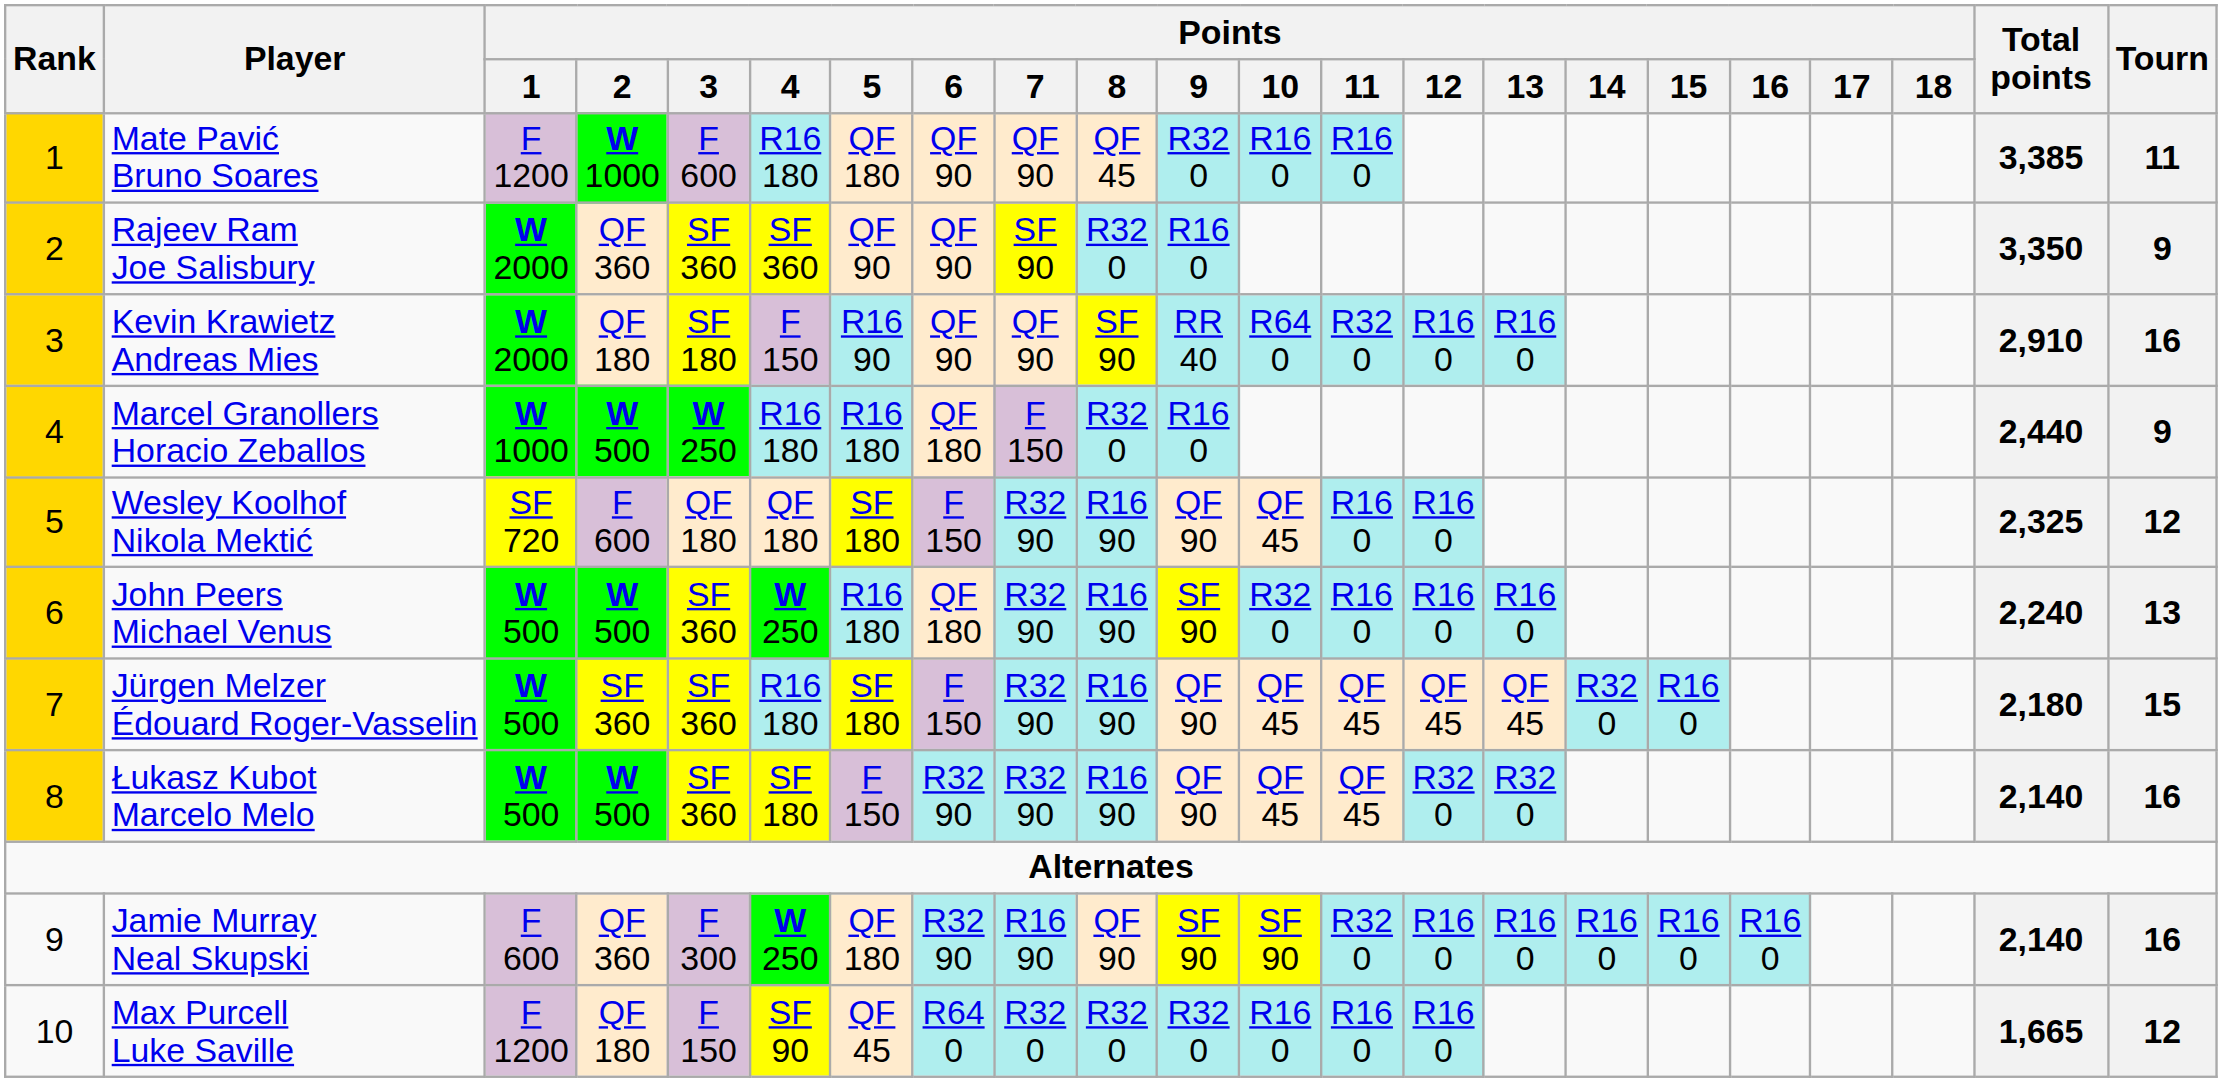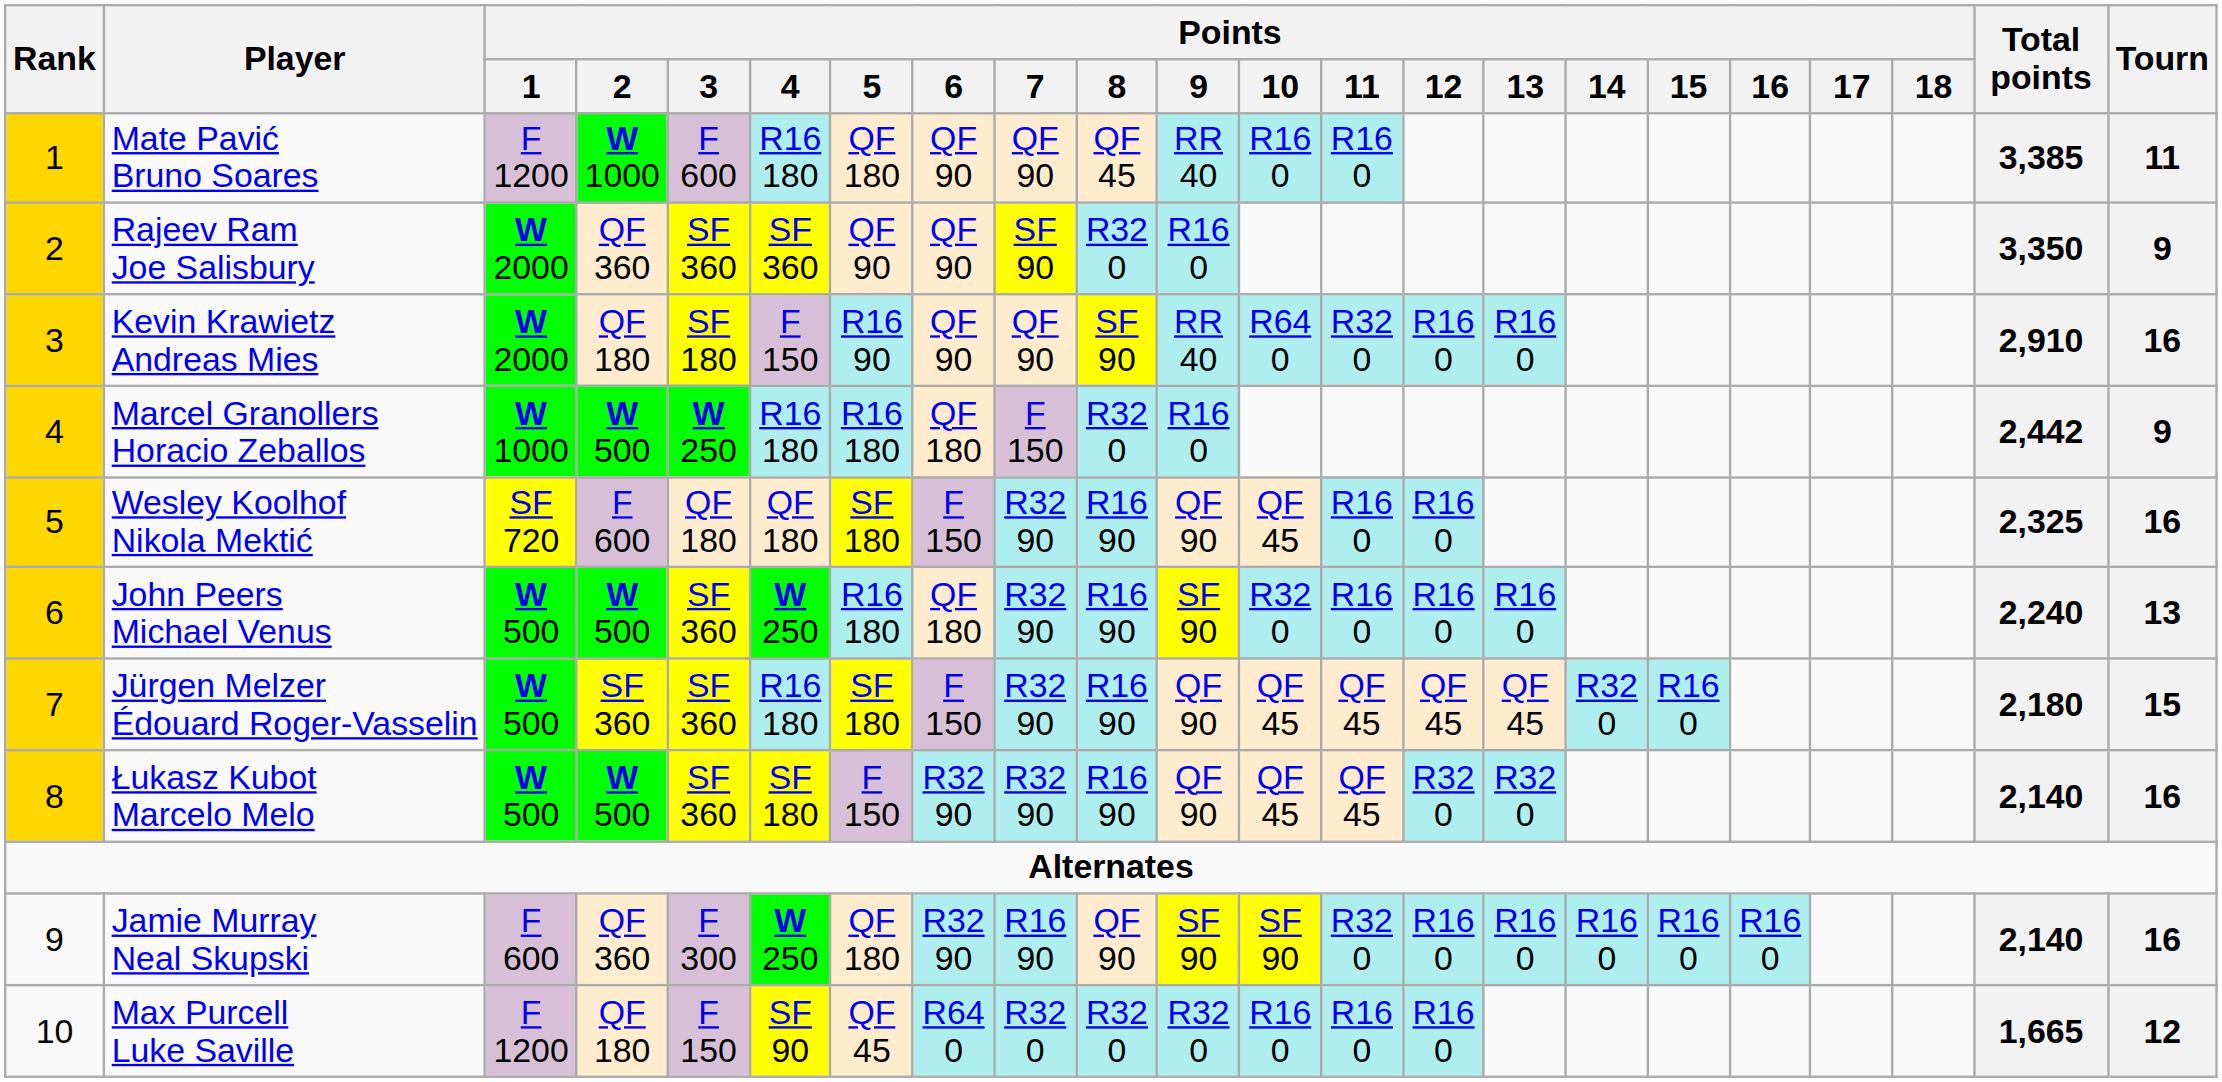(1199, 158) R32 0 -> (1199, 158) RR 40
(2041, 431) 2,440 -> (2041, 431) 2,442
(2162, 522) 12 -> (2162, 522) 16
